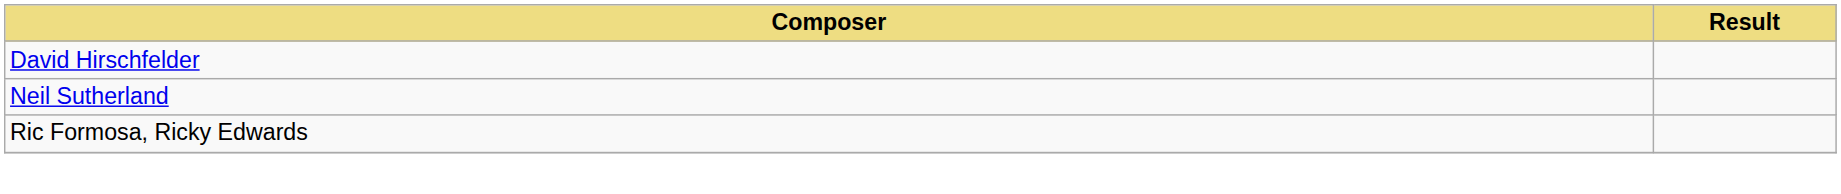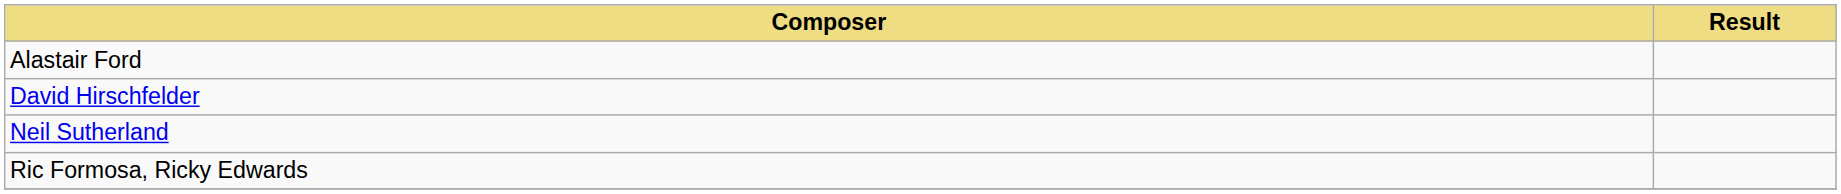+ row: (76, 59)
